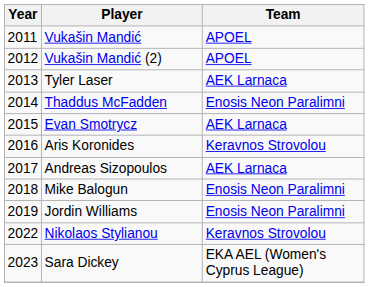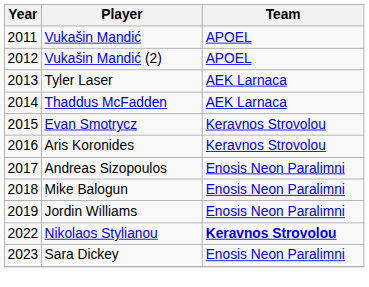(275, 102) Enosis Neon Paralimni -> (246, 102) AEK Larnaca
(246, 124) AEK Larnaca -> (266, 124) Keravnos Strovolou
(246, 168) AEK Larnaca -> (275, 168) Enosis Neon Paralimni
(266, 233) normal -> (271, 233) bold
(266, 263) EKA AEL (Women's Cyprus League) -> (275, 255) Enosis Neon Paralimni
